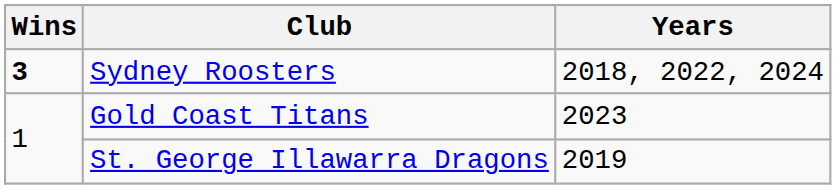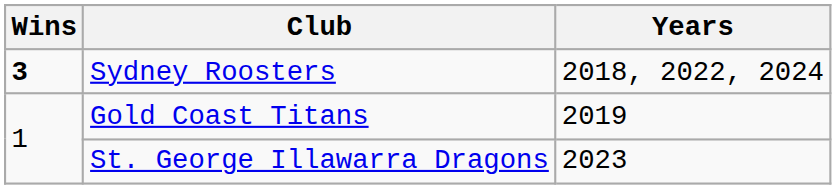(595, 116) 2023 -> (595, 116) 2019
(595, 161) 2019 -> (595, 161) 2023
